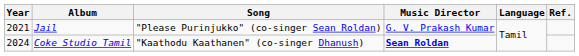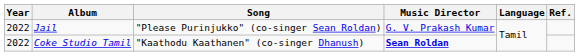(18, 28) 2021 -> (18, 28) 2022
(18, 43) 2024 -> (18, 43) 2022
